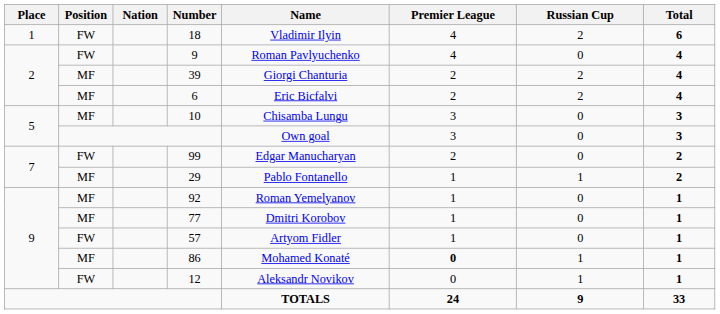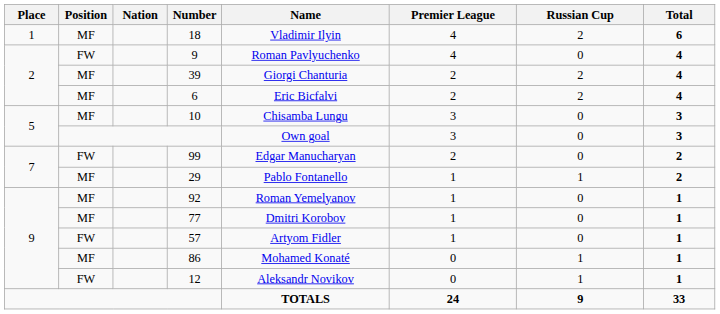(86, 35) FW -> (86, 35) MF
(453, 258) bold -> (453, 258) normal
